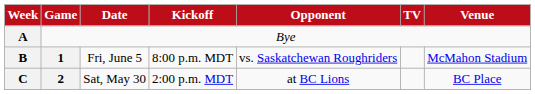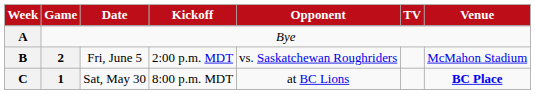(61, 57) 1 -> (61, 57) 2
(193, 57) 8:00 p.m. MDT -> (193, 57) 2:00 p.m. MDT
(61, 79) 2 -> (61, 79) 1
(193, 79) 2:00 p.m. MDT -> (193, 79) 8:00 p.m. MDT
(477, 79) normal -> (477, 79) bold
